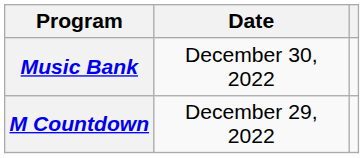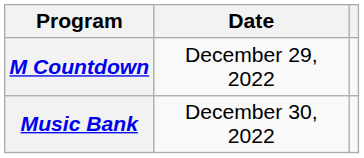rows swapped: (79, 123) <-> (79, 66)
